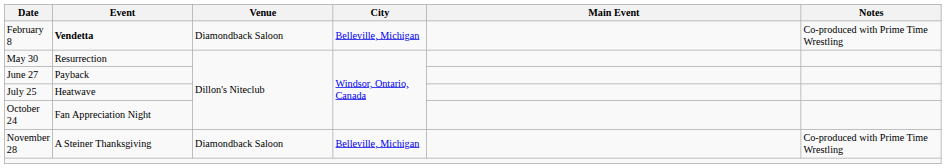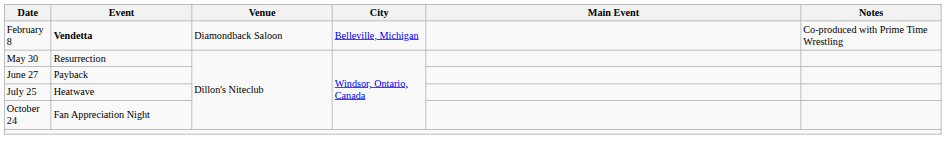- row: (28, 143)
